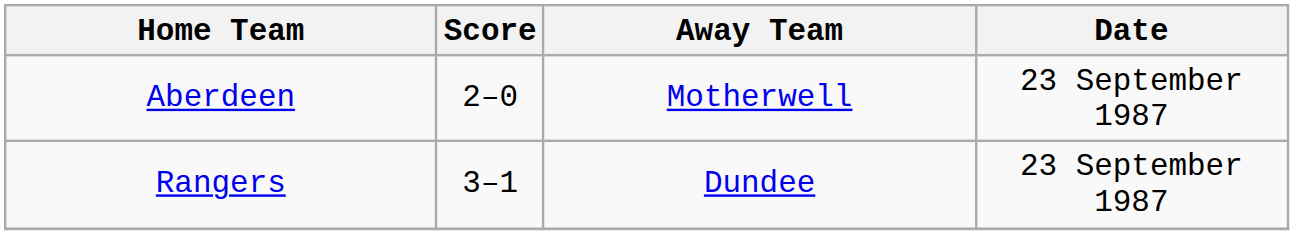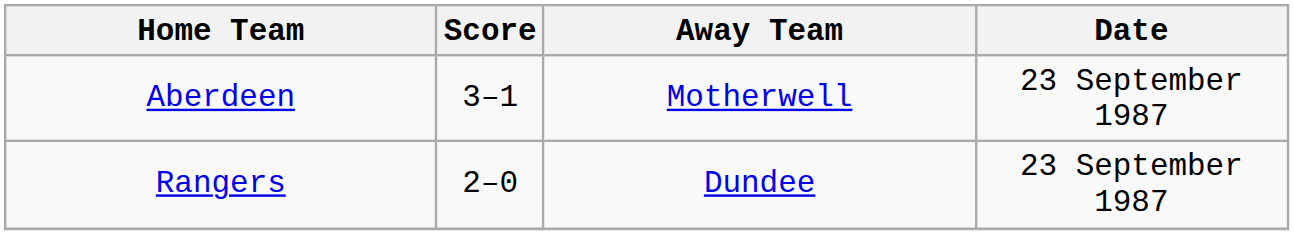(490, 99) 2–0 -> (490, 99) 3–1
(490, 185) 3–1 -> (490, 185) 2–0
